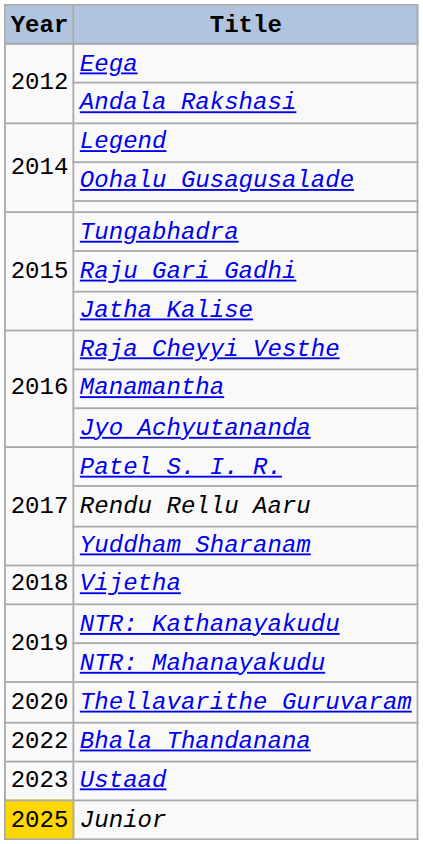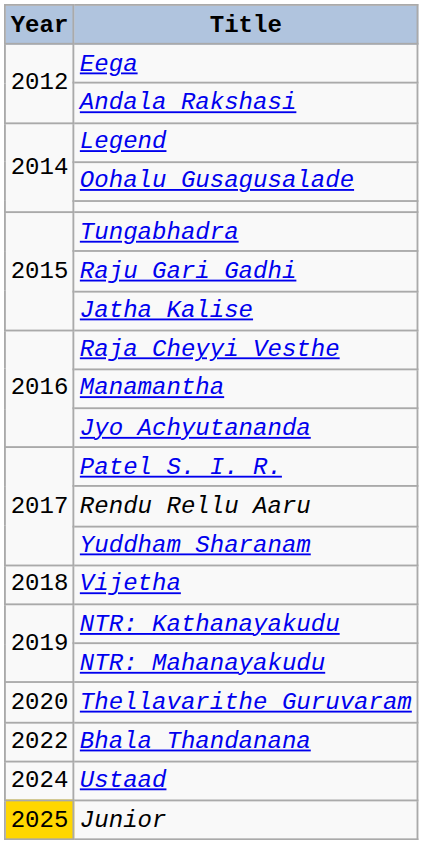(40, 781) 2023 -> (40, 781) 2024
